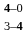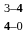rows swapped: (13, 25) <-> (13, 8)
